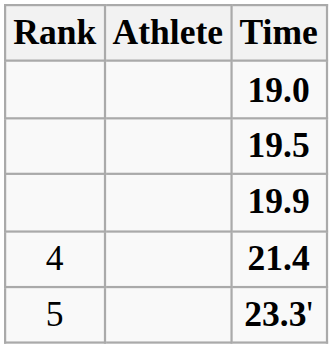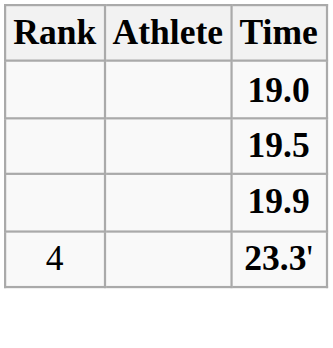- row: (279, 257)
(55, 314) 5 -> (55, 257) 4
